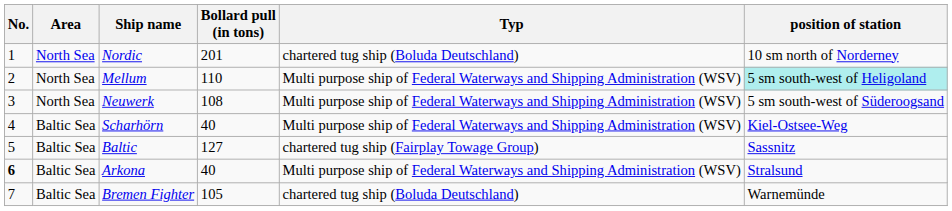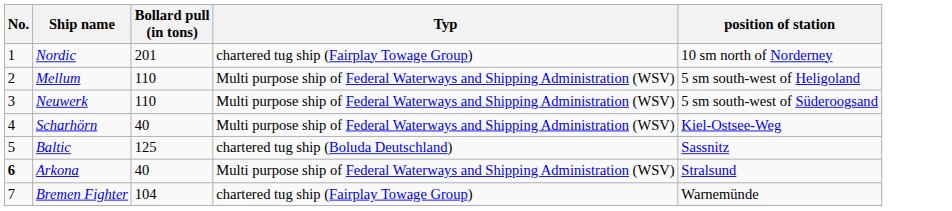- column: (66, 24)
(400, 55) chartered tug ship (Boluda Deutschland) -> (344, 55) chartered tug ship (Fairplay Towage Group)
(837, 78) paleturquoise background -> (771, 78) no background
(212, 101) 108 -> (145, 101) 110
(212, 147) 127 -> (146, 147) 125
(411, 147) chartered tug ship (Fairplay Towage Group) -> (334, 147) chartered tug ship (Boluda Deutschland)
(212, 194) 105 -> (146, 194) 104
(400, 194) chartered tug ship (Boluda Deutschland) -> (344, 194) chartered tug ship (Fairplay Towage Group)
